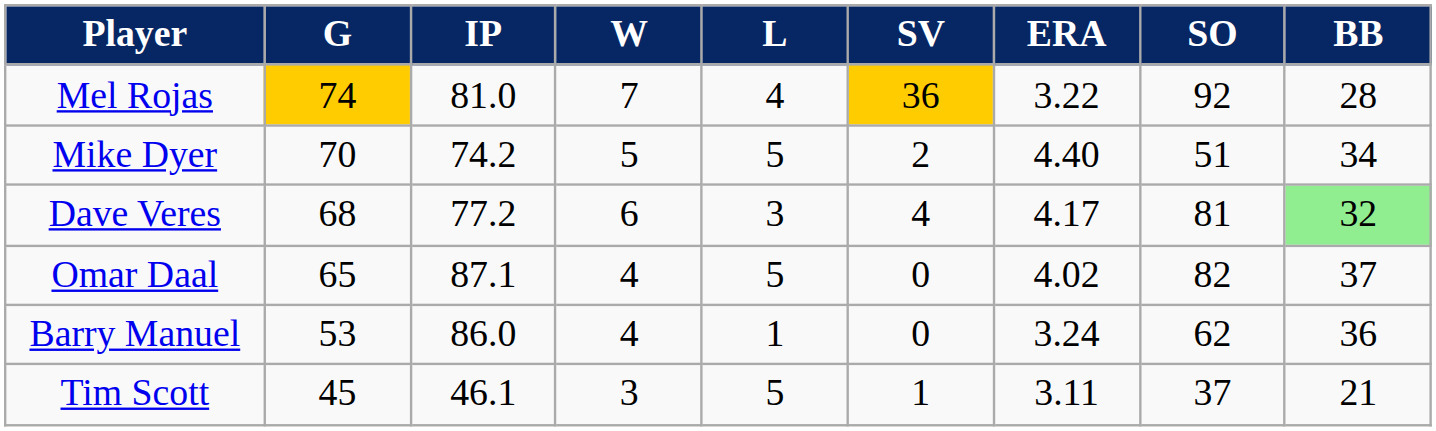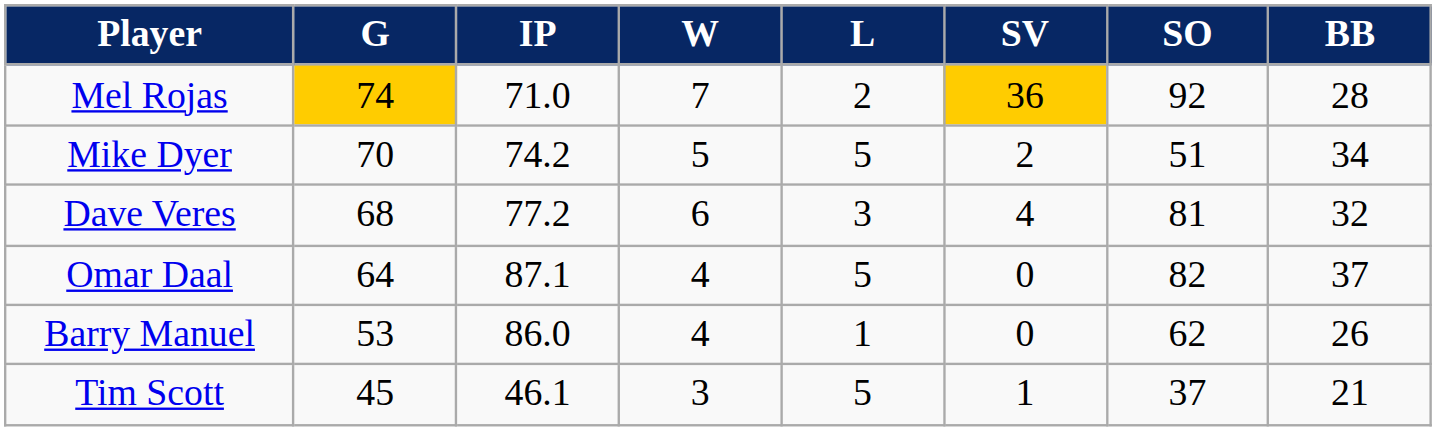- column: (1067, 34)
(483, 94) 81.0 -> (538, 94) 71.0
(775, 94) 4 -> (863, 94) 2
(1358, 214) lightgreen background -> (1350, 214) no background
(337, 273) 65 -> (375, 273) 64
(1358, 333) 36 -> (1350, 333) 26
